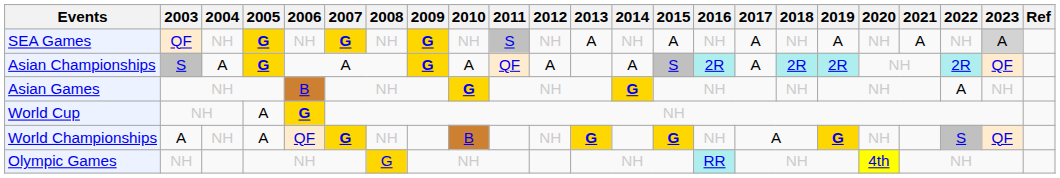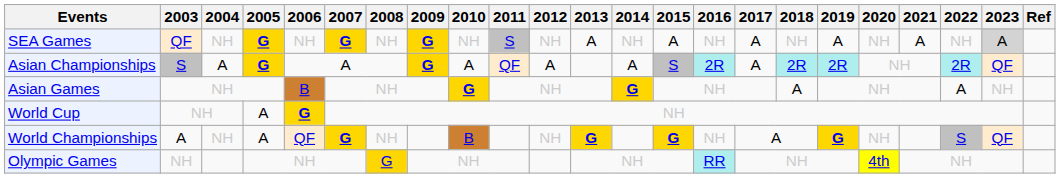(797, 89) NH -> (797, 89) A
